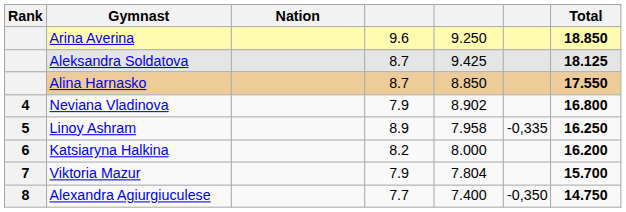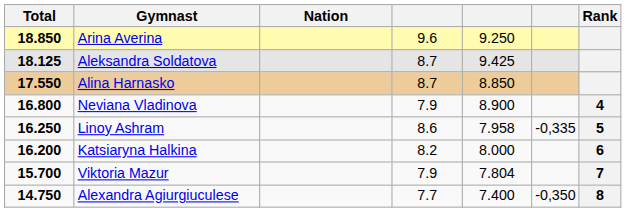columns swapped: (25, 15) <-> (586, 15)
(469, 105) 8.902 -> (497, 105) 8.900
(399, 128) 8.9 -> (427, 128) 8.6
